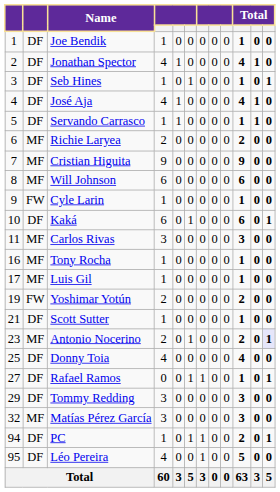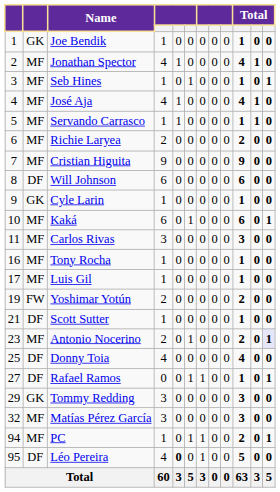(35, 41) DF -> (35, 41) GK
(35, 61) DF -> (35, 61) MF
(35, 81) DF -> (35, 81) MF
(35, 101) DF -> (35, 101) MF
(35, 121) DF -> (35, 121) MF
(35, 180) MF -> (35, 180) DF
(35, 200) FW -> (35, 200) GK
(35, 220) DF -> (35, 220) MF
(35, 398) DF -> (35, 398) GK
(35, 437) DF -> (35, 437) MF
(179, 457) normal -> (179, 457) bold
